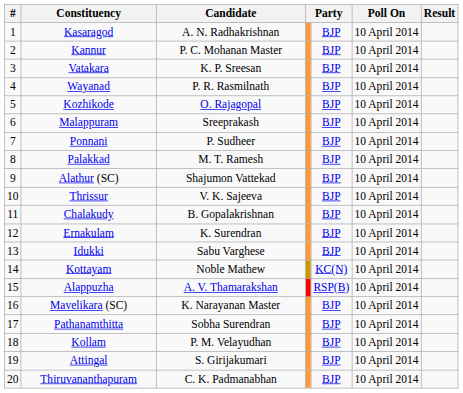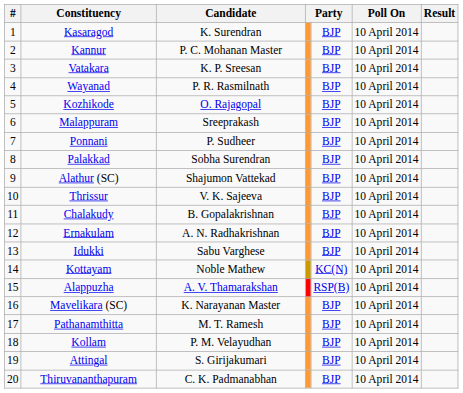(231, 31) A. N. Radhakrishnan -> (231, 31) K. Surendran
(231, 159) M. T. Ramesh -> (231, 159) Sobha Surendran
(231, 232) K. Surendran -> (231, 232) A. N. Radhakrishnan
(231, 324) Sobha Surendran -> (231, 324) M. T. Ramesh
